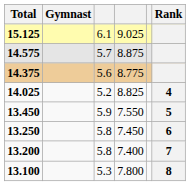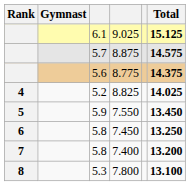columns swapped: (169, 14) <-> (23, 14)
